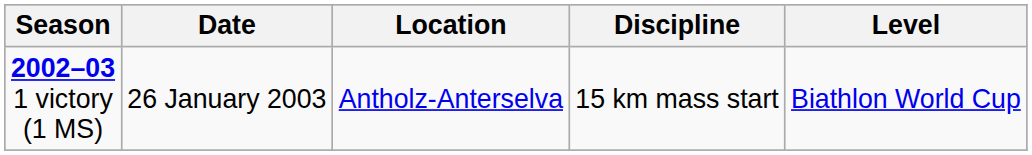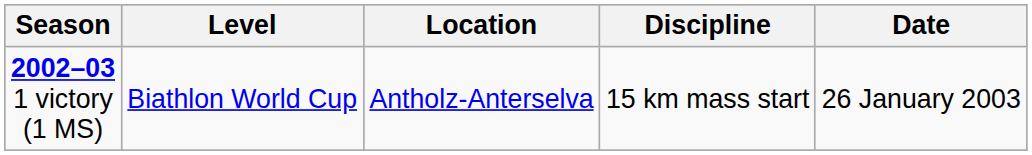columns swapped: (227, 25) <-> (906, 25)
